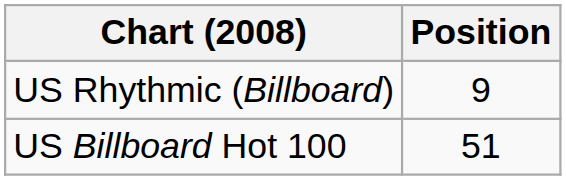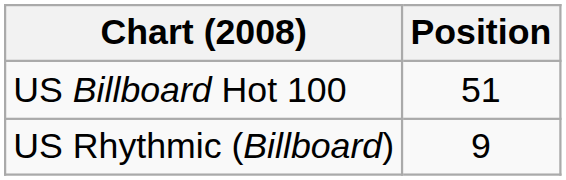rows swapped: (180, 145) <-> (204, 89)
